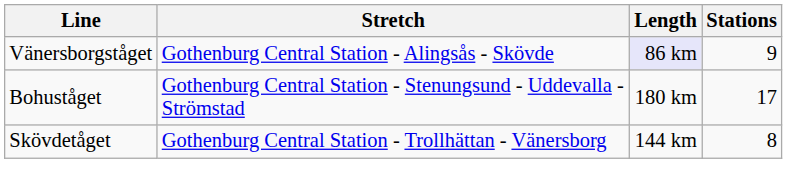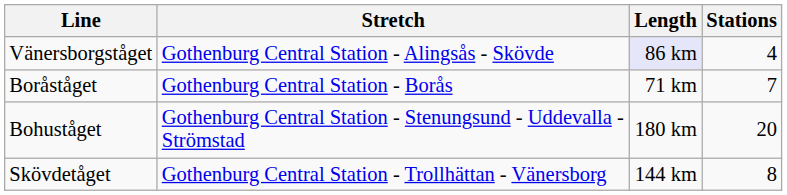(772, 53) 9 -> (772, 53) 4
+ row: (53, 85)
(767, 97) 17 -> (767, 129) 20
